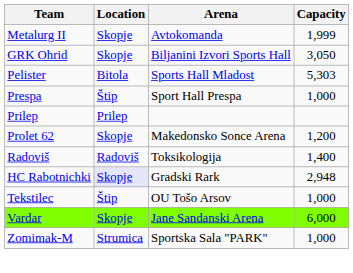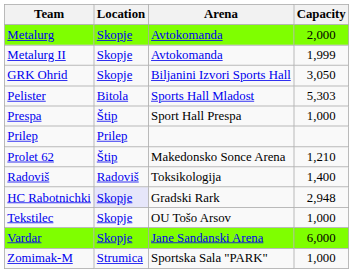+ row: (31, 34)
(115, 136) Skopje -> (107, 156) Štip
(321, 136) 1,200 -> (321, 156) 1,210
(107, 197) Štip -> (115, 217) Skopje
